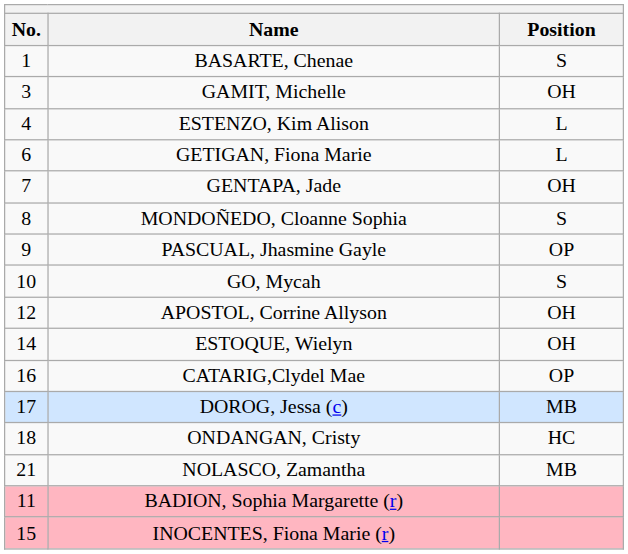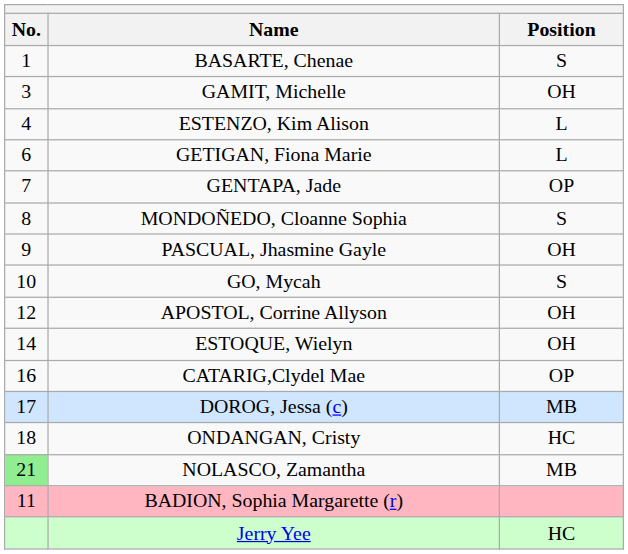(562, 186) OH -> (562, 186) OP
(562, 249) OP -> (562, 249) OH
(26, 469) no background -> (26, 469) lightgreen background
- row: (274, 532)
+ row: (274, 532)
